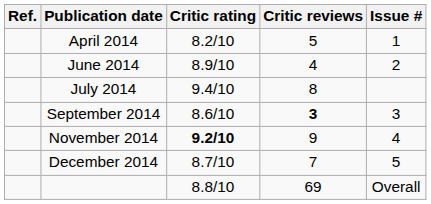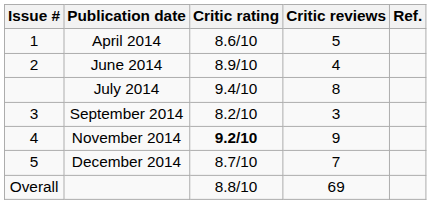columns swapped: (396, 16) <-> (23, 16)
(213, 41) 8.2/10 -> (236, 41) 8.6/10
(213, 114) 8.6/10 -> (236, 114) 8.2/10
(313, 114) bold -> (336, 114) normal
